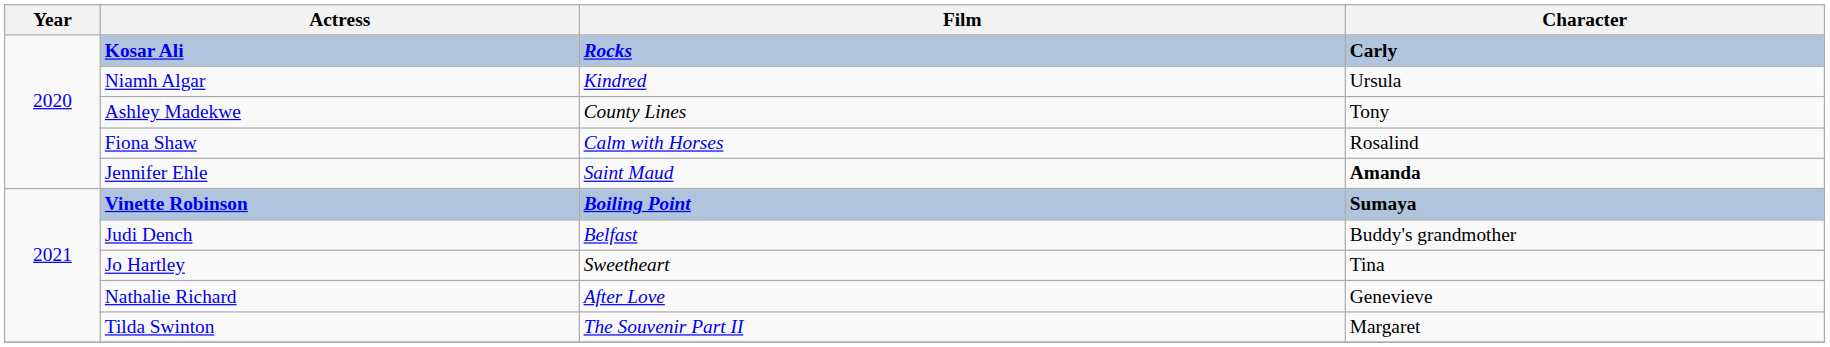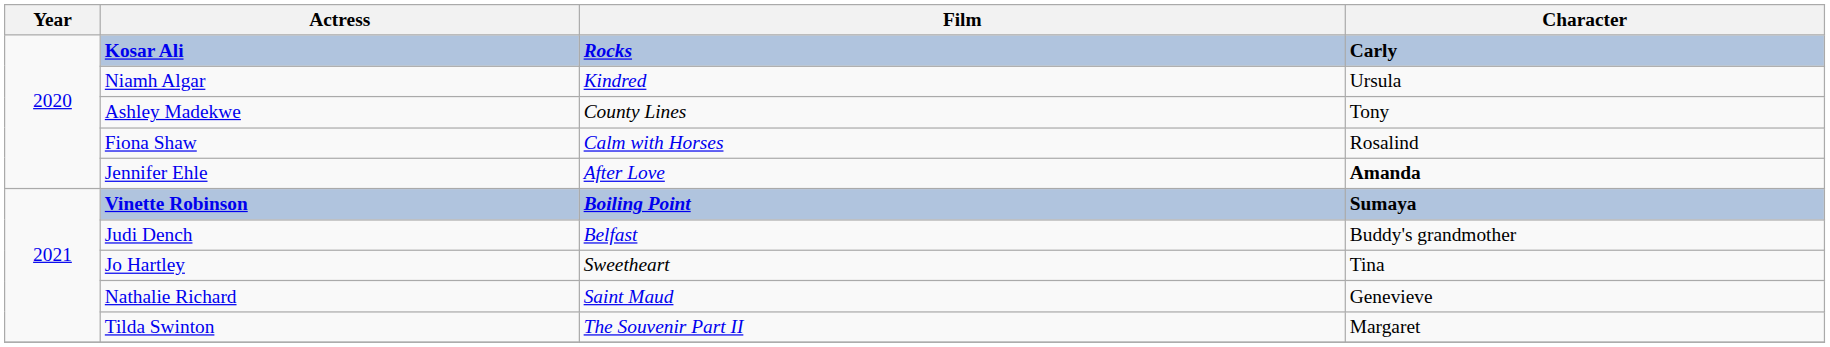(629, 173) Saint Maud -> (624, 173) After Love
(624, 296) After Love -> (629, 296) Saint Maud
